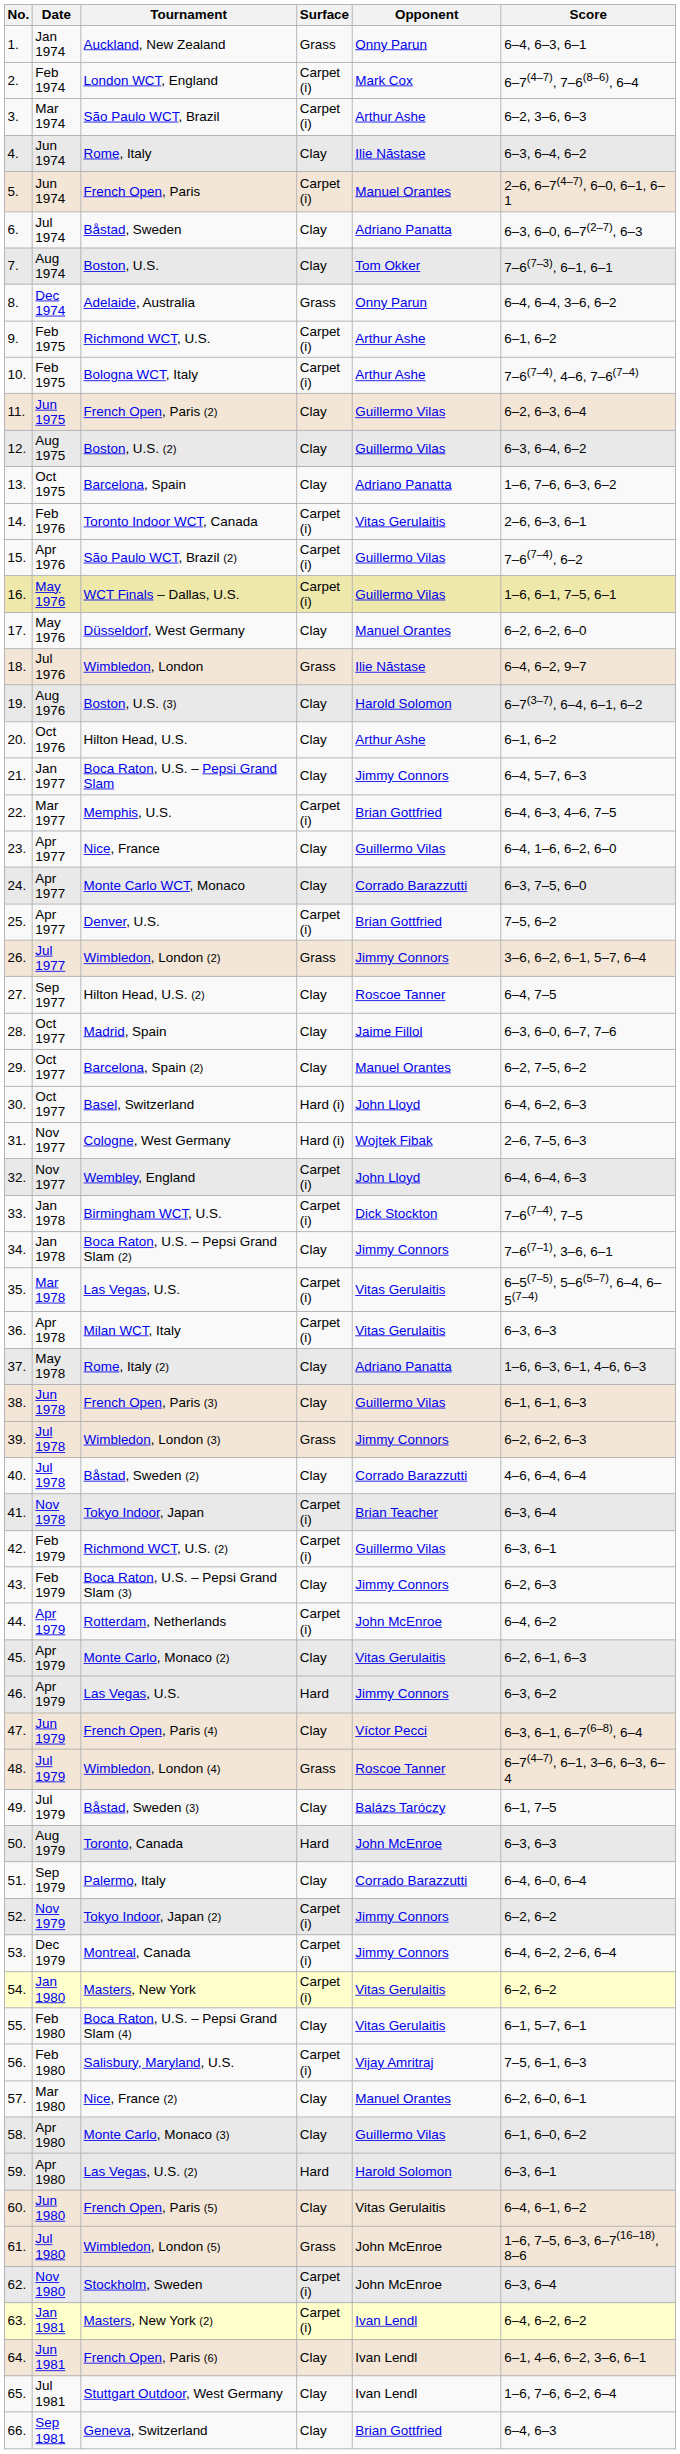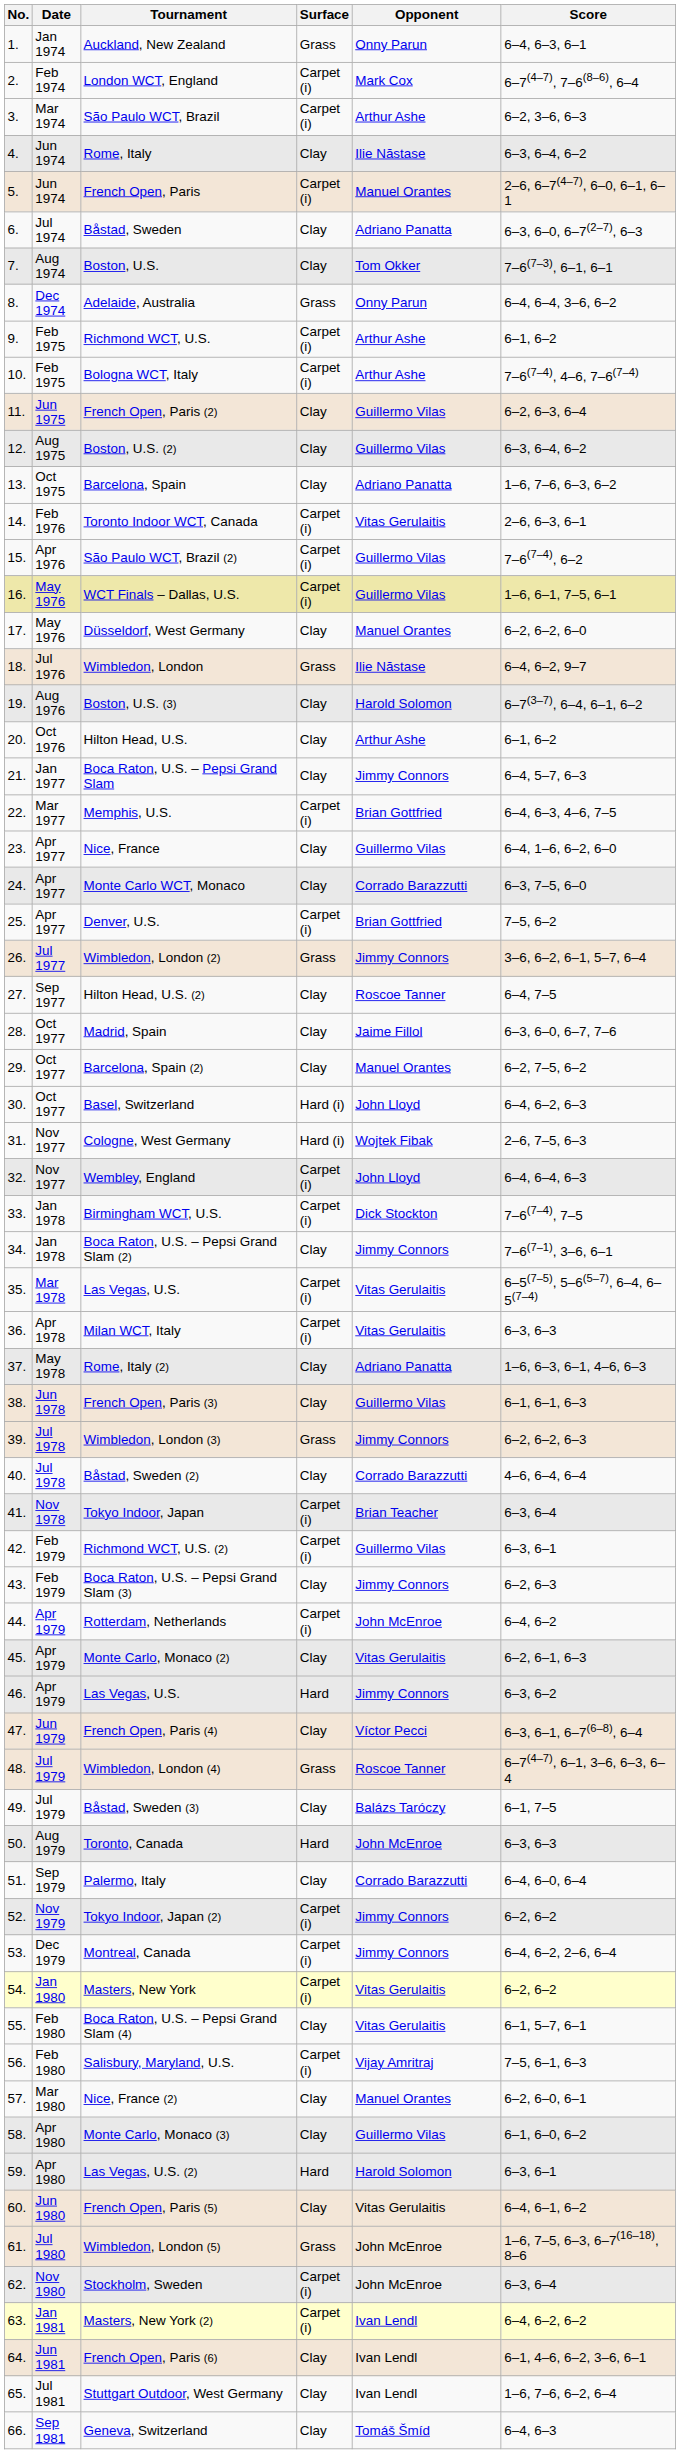(399, 2430) Brian Gottfried -> (393, 2430) Tomáš Šmíd
